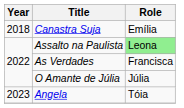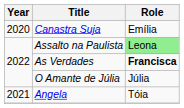(18, 29) 2018 -> (18, 29) 2020
(150, 62) normal -> (152, 62) bold
(18, 95) 2023 -> (18, 95) 2021
